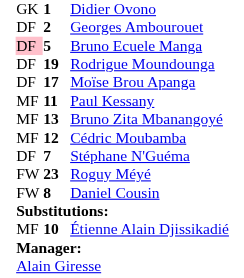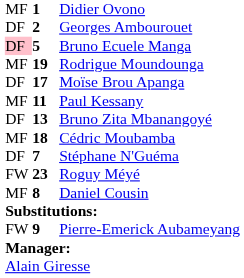(27, 9) GK -> (16, 9) MF
(26, 64) DF -> (16, 64) MF
(27, 119) MF -> (15, 119) DF
(51, 137) 12 -> (40, 137) 18
(28, 192) FW -> (16, 192) MF
- row: (150, 229)
+ row: (150, 229)
